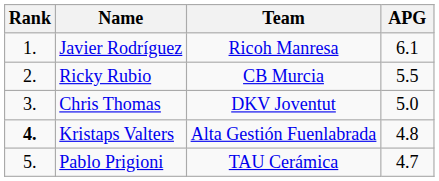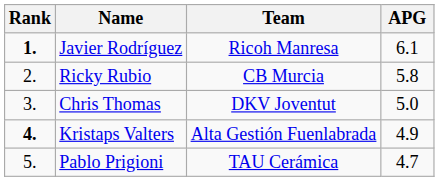(30, 47) normal -> (30, 47) bold
(407, 76) 5.5 -> (407, 76) 5.8
(407, 133) 4.8 -> (407, 133) 4.9
